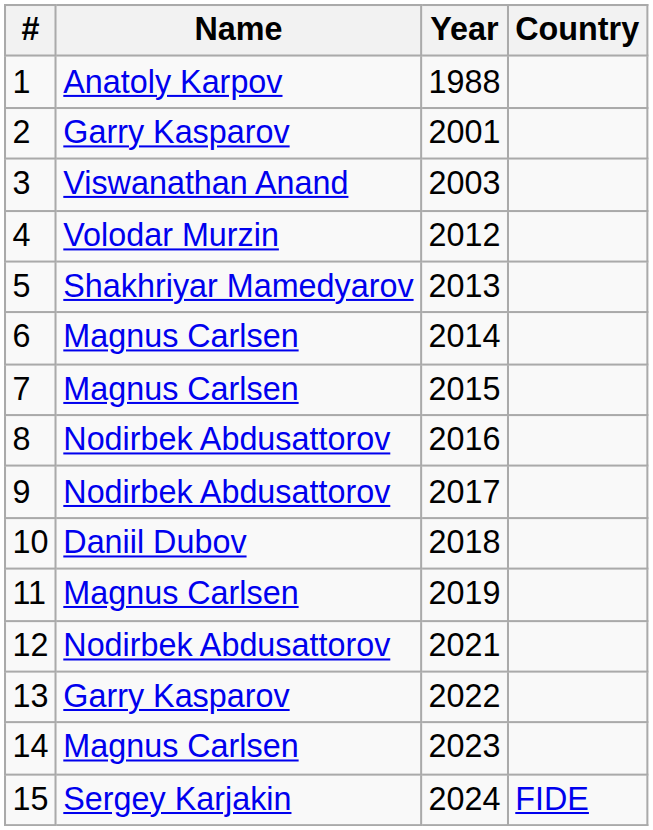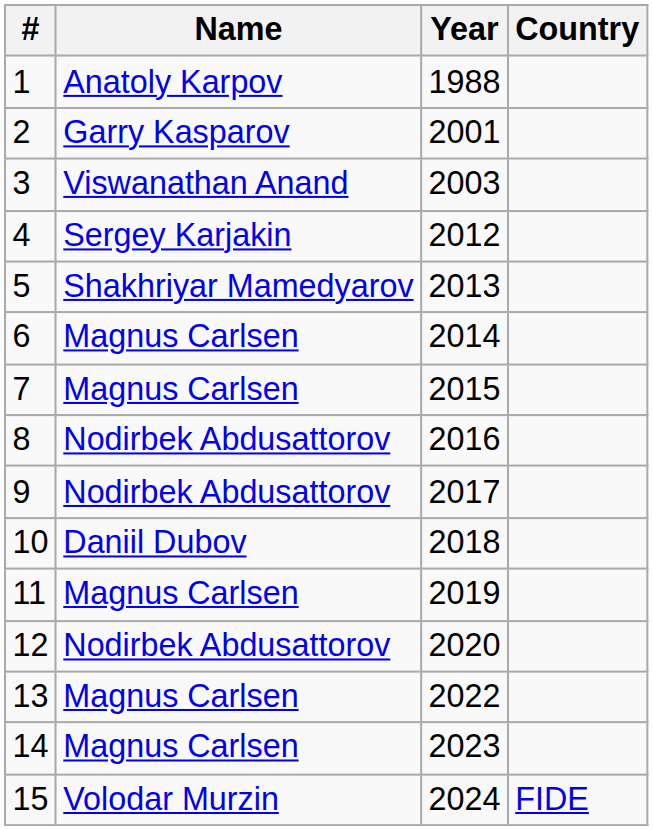(171, 235) Volodar Murzin -> (177, 235) Sergey Karjakin
(464, 645) 2021 -> (464, 645) 2020
(176, 696) Garry Kasparov -> (181, 696) Magnus Carlsen
(177, 798) Sergey Karjakin -> (171, 798) Volodar Murzin
